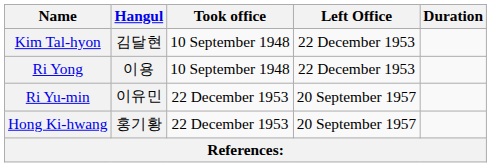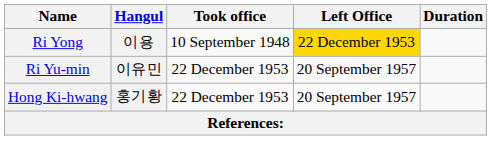- row: (58, 42)
(356, 69) no background -> (356, 42) gold background
